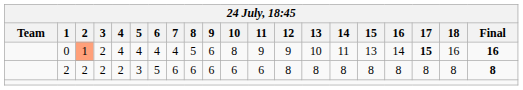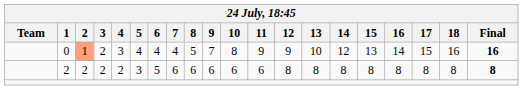(121, 51) 4 -> (121, 51) 3
(211, 51) 6 -> (211, 51) 7
(343, 51) 11 -> (343, 51) 12
(426, 51) bold -> (426, 51) normal
